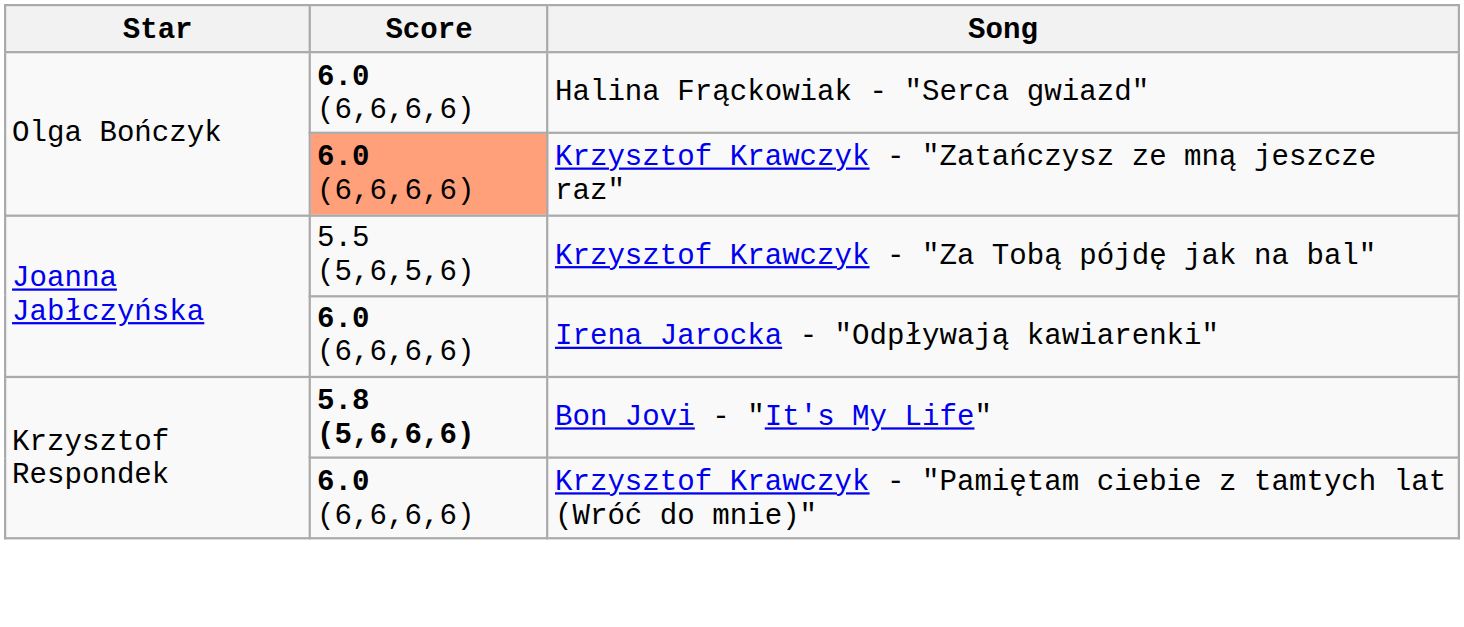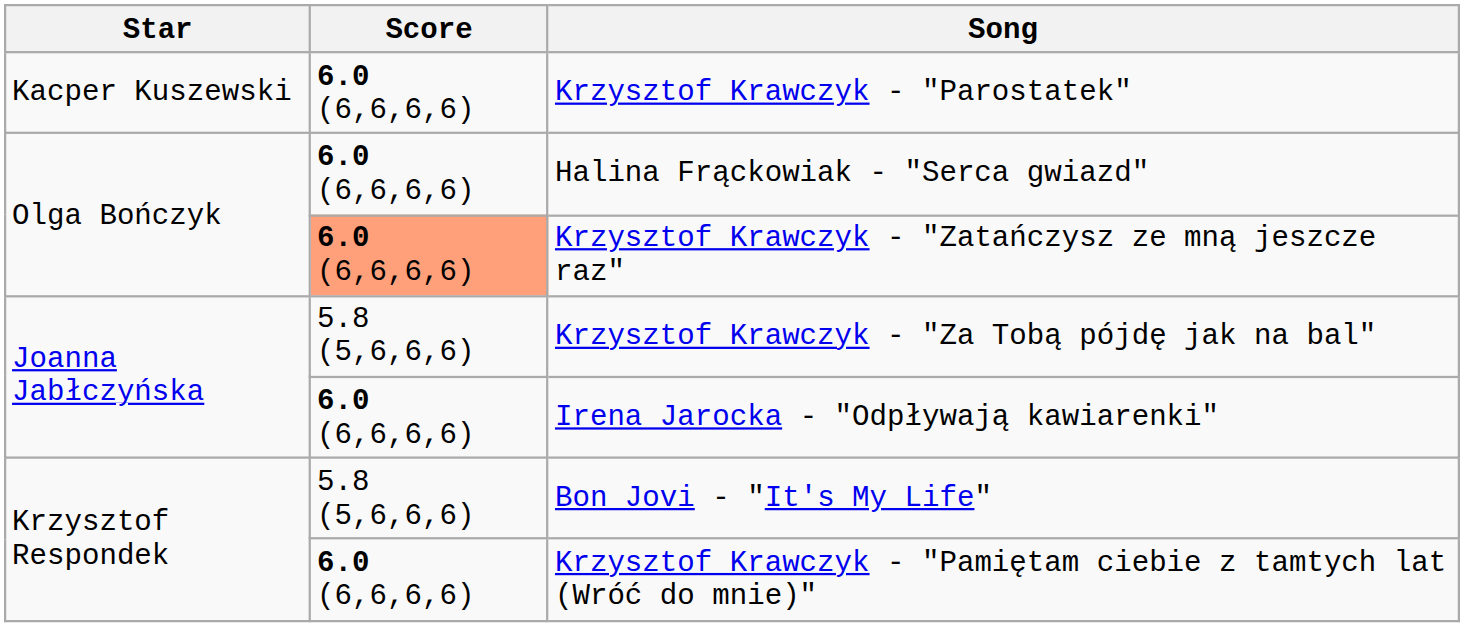+ row: (843, 93)
(396, 255) 5.5 (5,6,5,6) -> (396, 336) 5.8 (5,6,6,6)
(396, 417) bold -> (396, 498) normal
